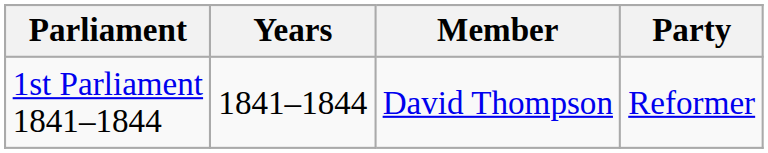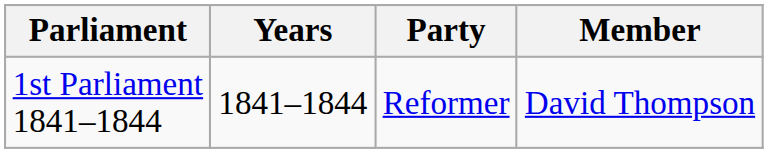columns swapped: (498, 30) <-> (692, 30)
